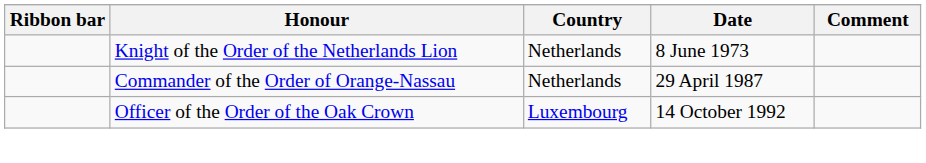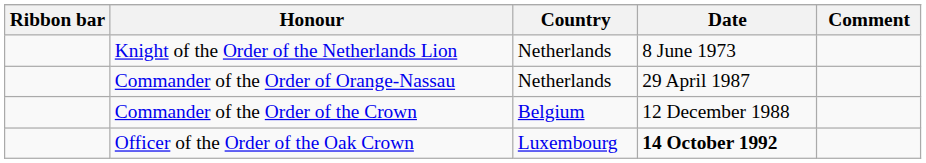+ row: (266, 111)
(721, 111) normal -> (710, 142) bold
